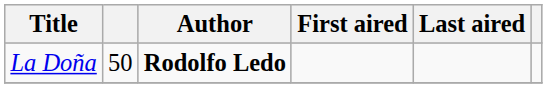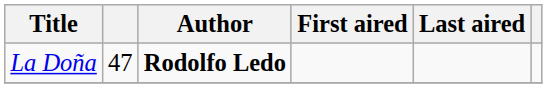(120, 62) 50 -> (120, 62) 47
